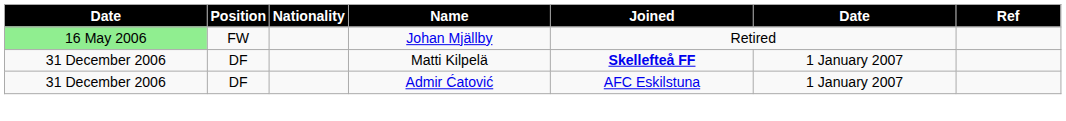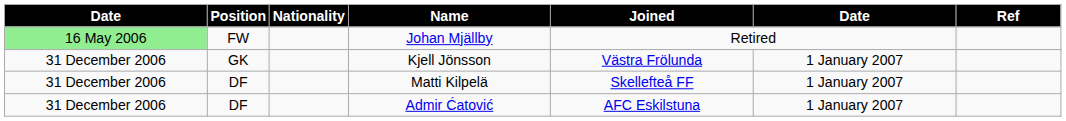+ row: (449, 61)
(652, 61) bold -> (652, 83) normal
